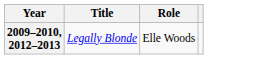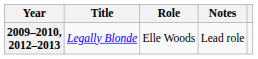+ column: (223, 13)
